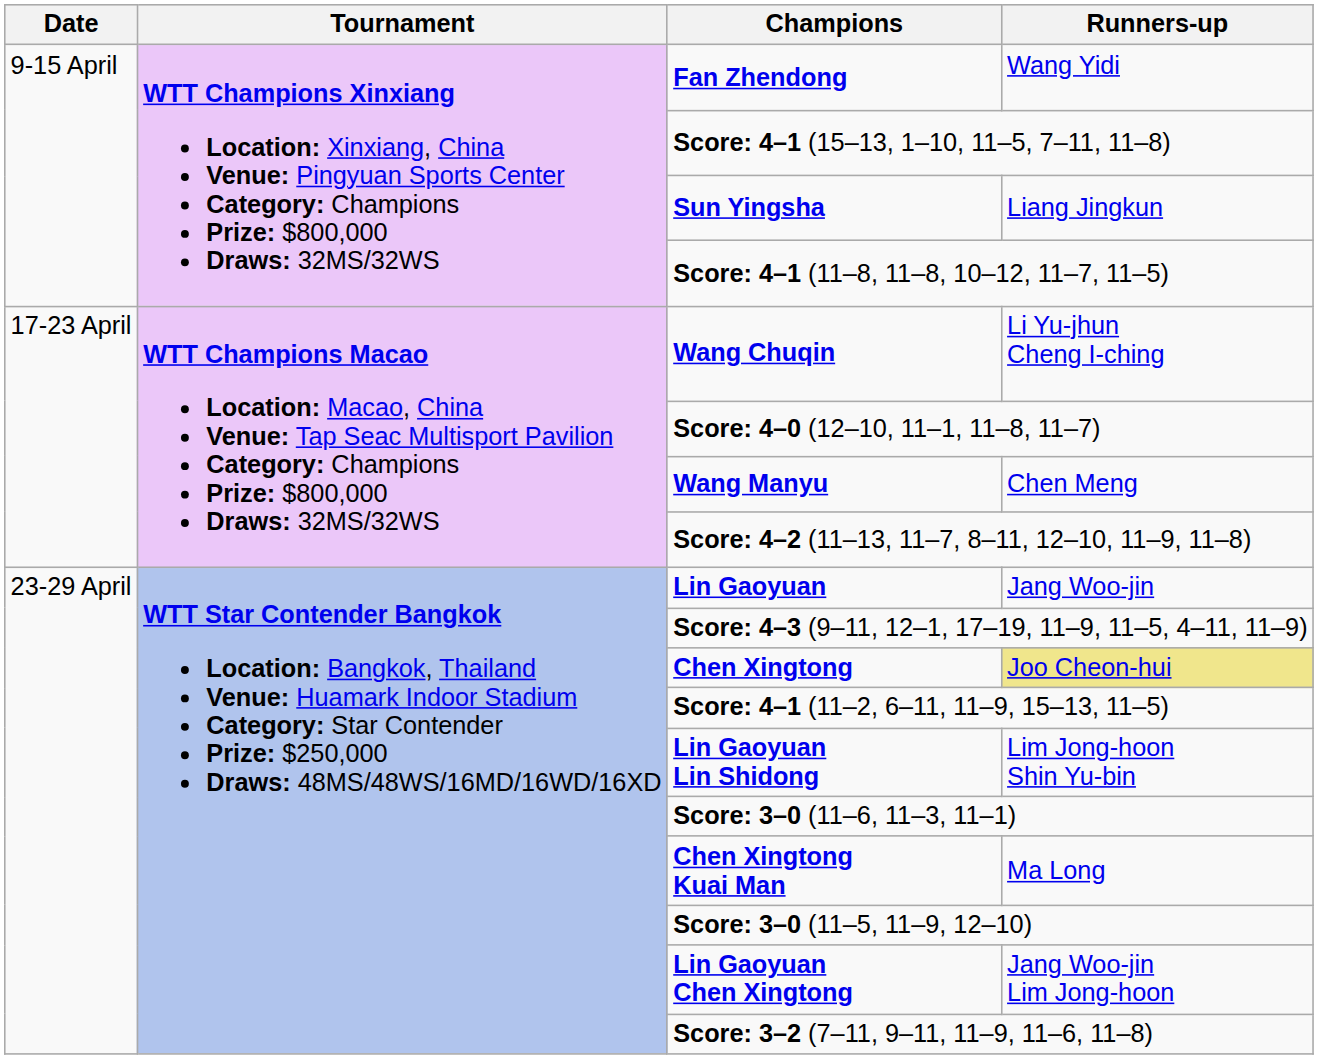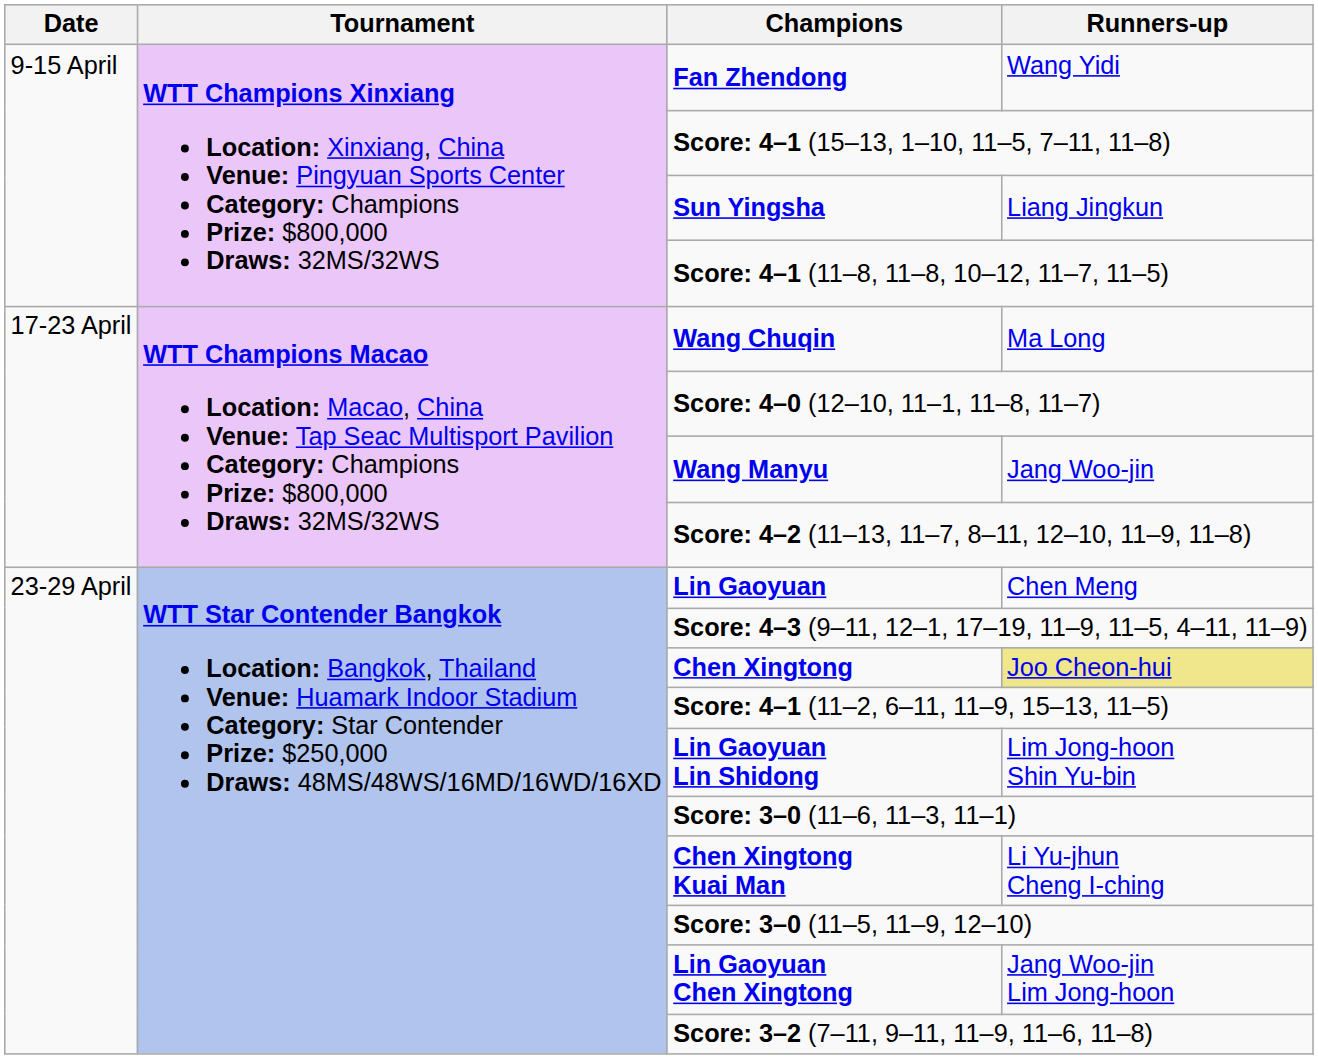(1086, 340) Li Yu-jhun Cheng I-ching -> (1056, 338) Ma Long
(1072, 483) Chen Meng -> (1081, 469) Jang Woo-jin
(1081, 587) Jang Woo-jin -> (1072, 587) Chen Meng
(1056, 870) Ma Long -> (1086, 870) Li Yu-jhun Cheng I-ching
